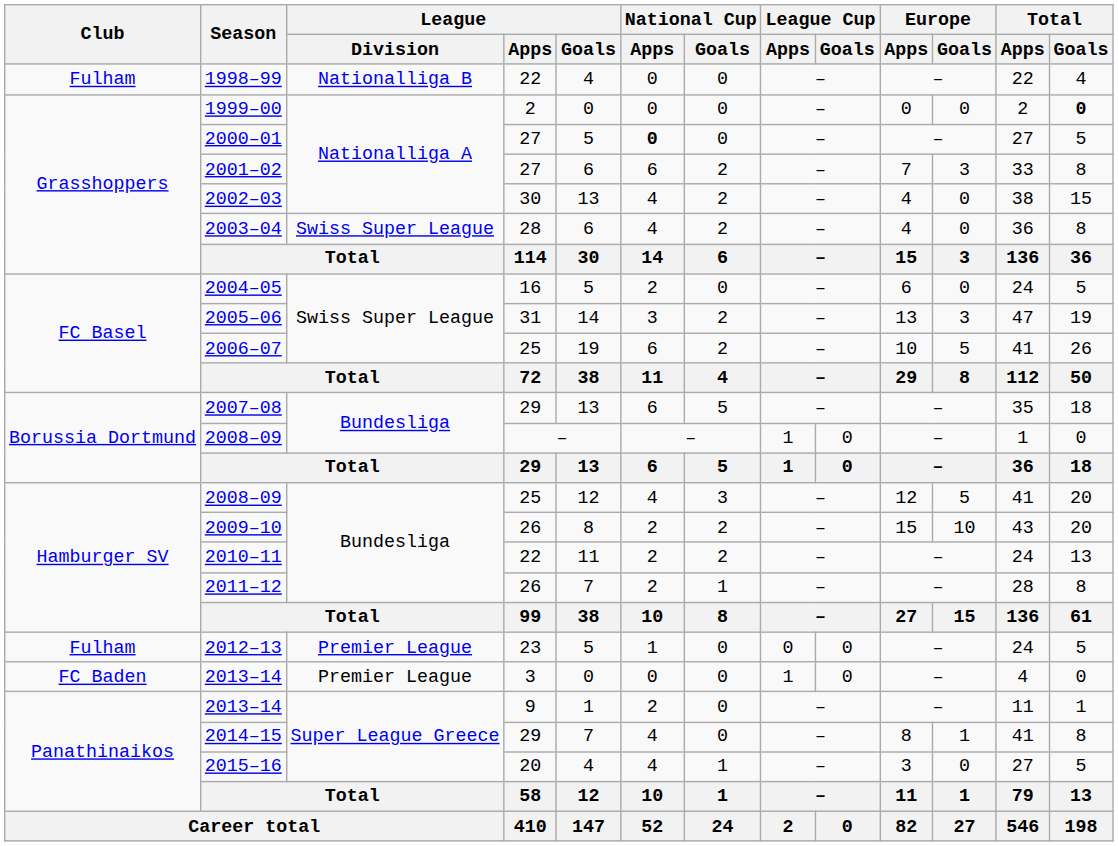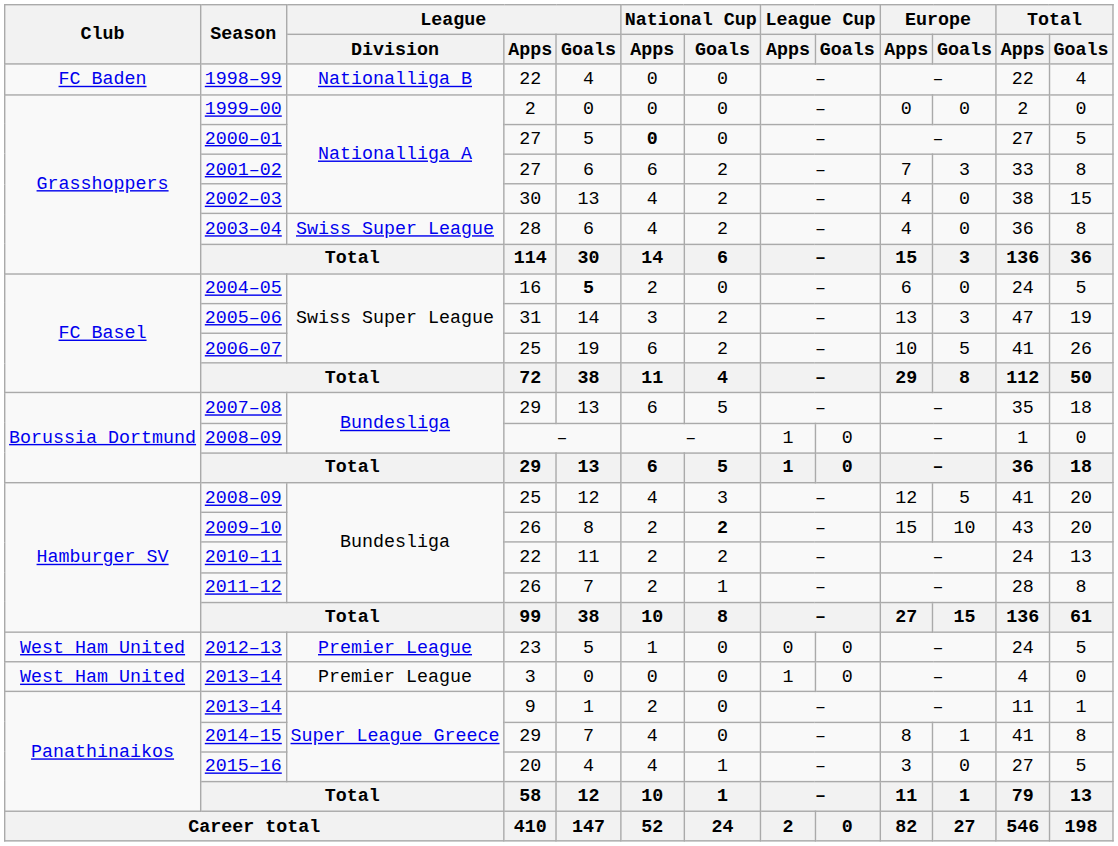(103, 79) Fulham -> (103, 79) FC Baden
(1081, 109) bold -> (1081, 109) normal
(588, 289) normal -> (588, 289) bold
(723, 528) normal -> (723, 528) bold
(103, 647) Fulham -> (103, 647) West Ham United
(103, 677) FC Baden -> (103, 677) West Ham United
